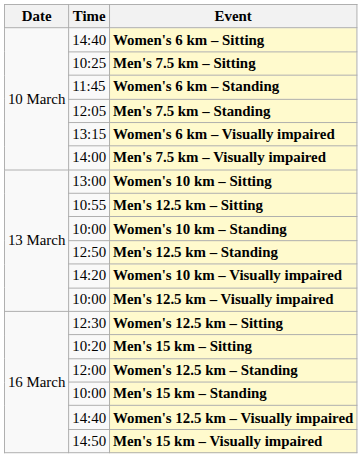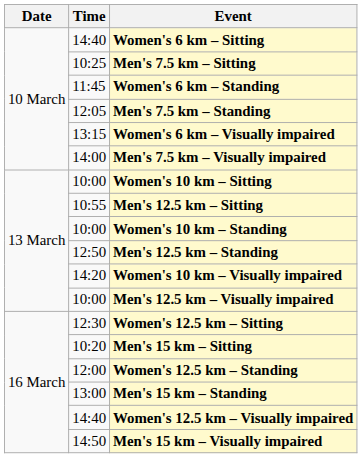(89, 181) 13:00 -> (89, 181) 10:00
(89, 393) 10:00 -> (89, 393) 13:00
